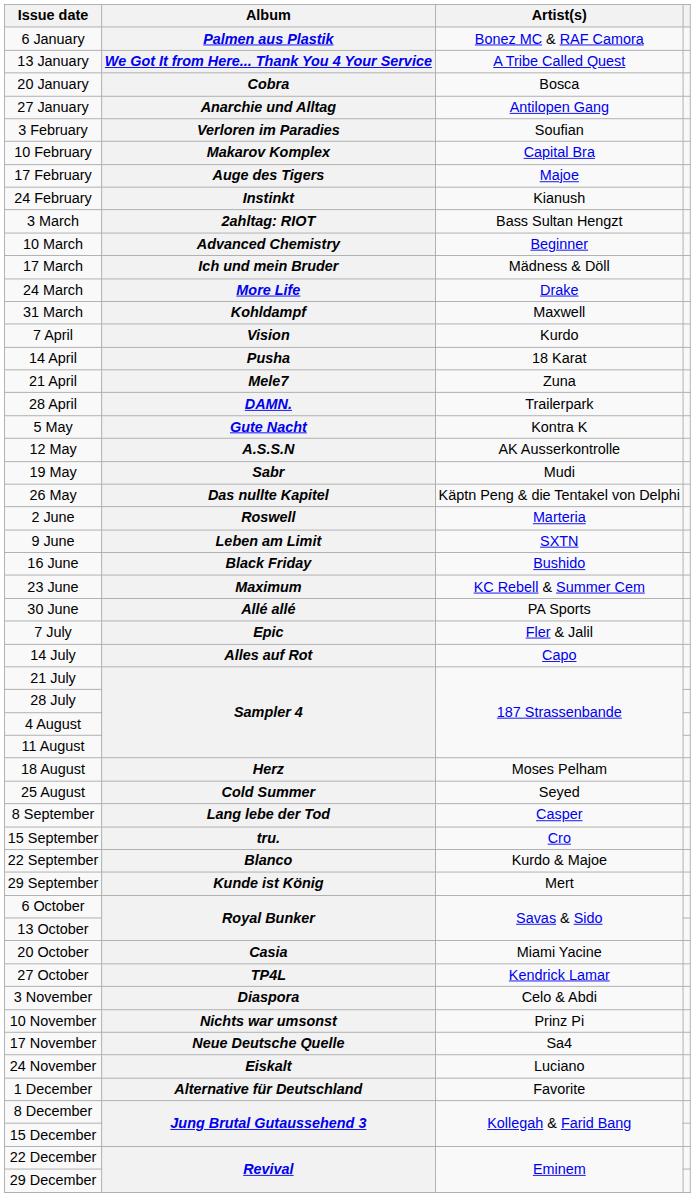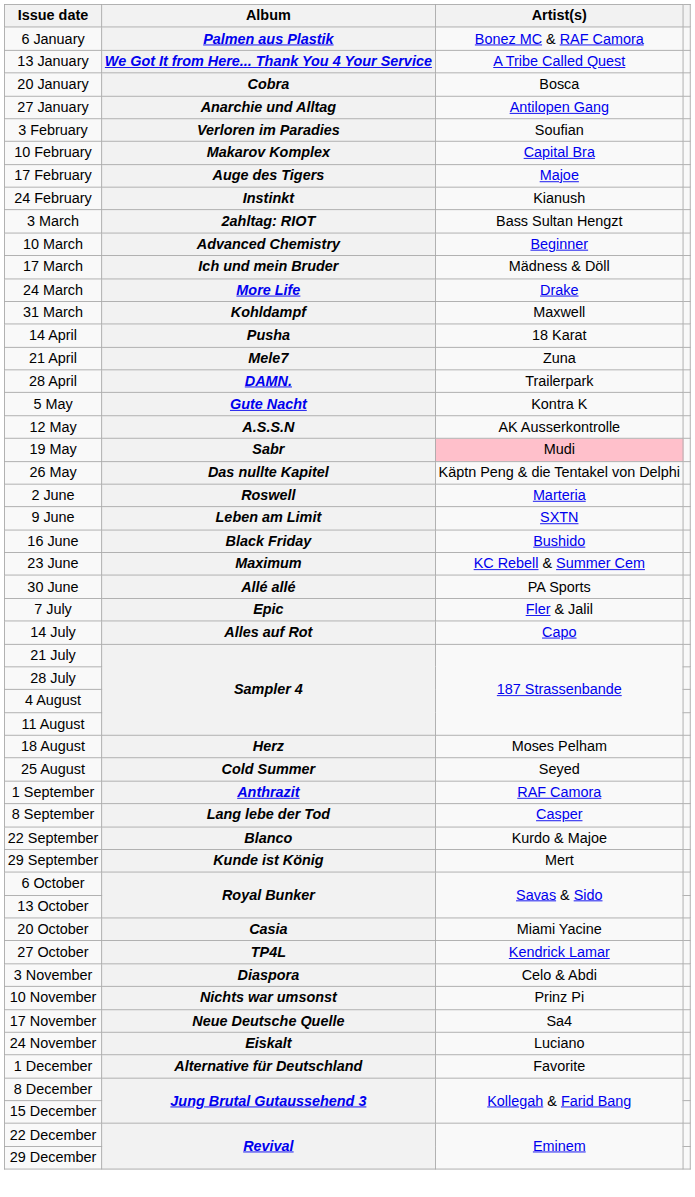- row: (53, 335)
(559, 472) no background -> (559, 449) pink background
+ row: (53, 792)
- row: (53, 838)
